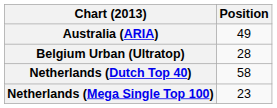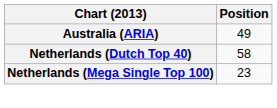- row: (110, 53)
